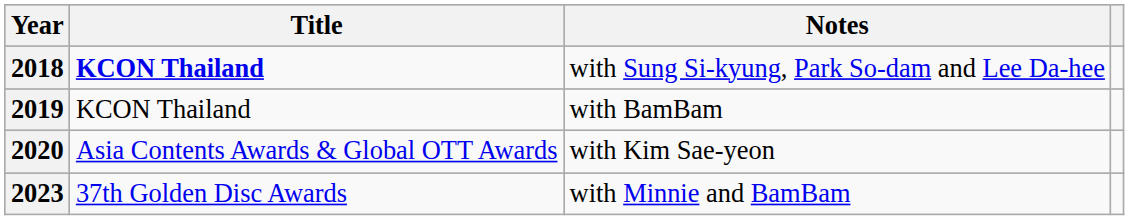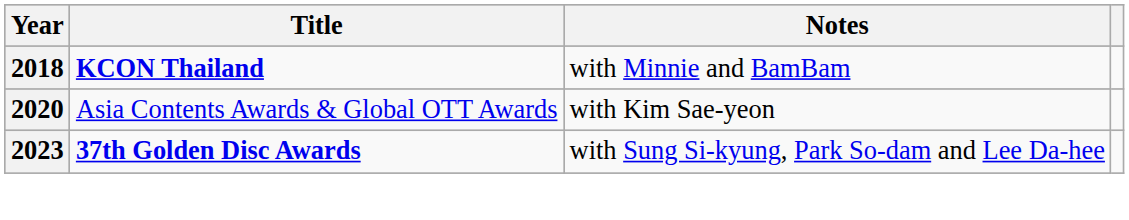(837, 67) with Sung Si-kyung, Park So-dam and Lee Da-hee -> (710, 67) with Minnie and BamBam
- row: (37, 109)
(211, 192) normal -> (218, 151) bold
(710, 192) with Minnie and BamBam -> (837, 151) with Sung Si-kyung, Park So-dam and Lee Da-hee
